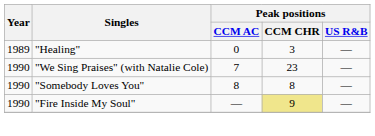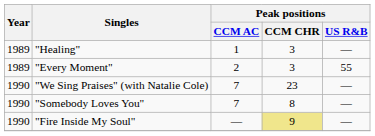(236, 49) 0 -> (236, 49) 1
+ row: (74, 67)
(236, 85) 8 -> (236, 103) 7
